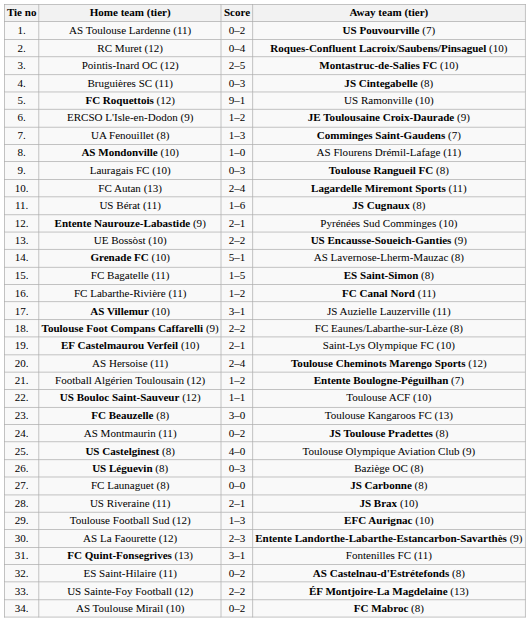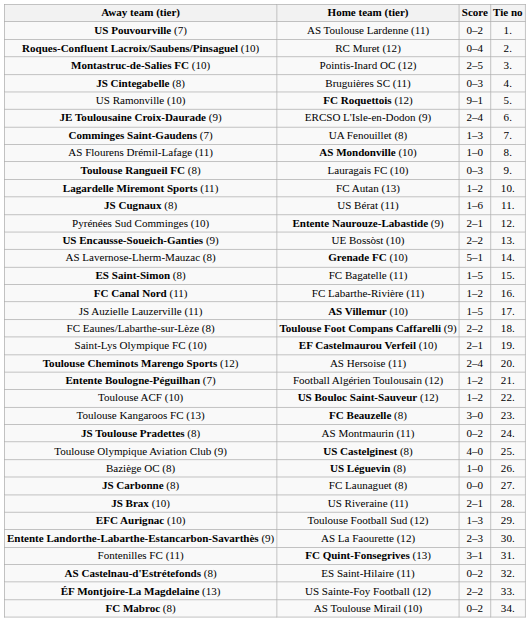columns swapped: (22, 13) <-> (389, 13)
(237, 118) 1–2 -> (475, 118) 2–4
(237, 188) 2–4 -> (475, 188) 1–2
(237, 310) 3–1 -> (475, 310) 1–5
(237, 398) 1–1 -> (475, 398) 1–2
(237, 468) 0–3 -> (475, 468) 1–0
